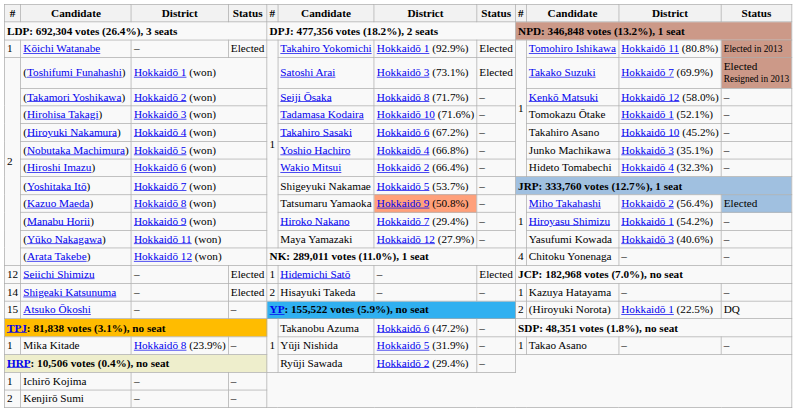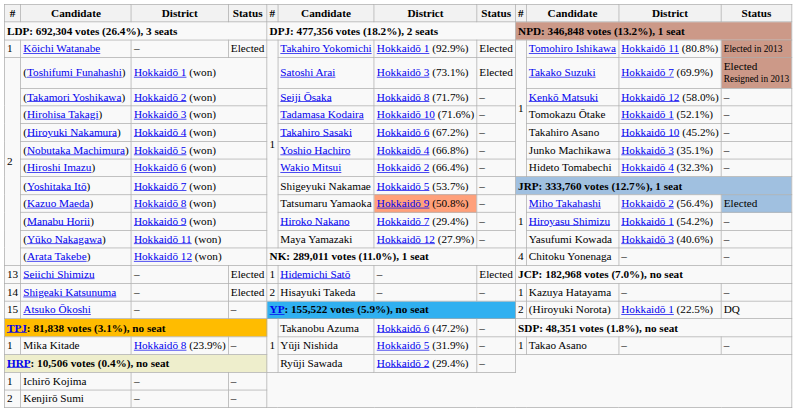(13, 274) 12 -> (13, 274) 13
